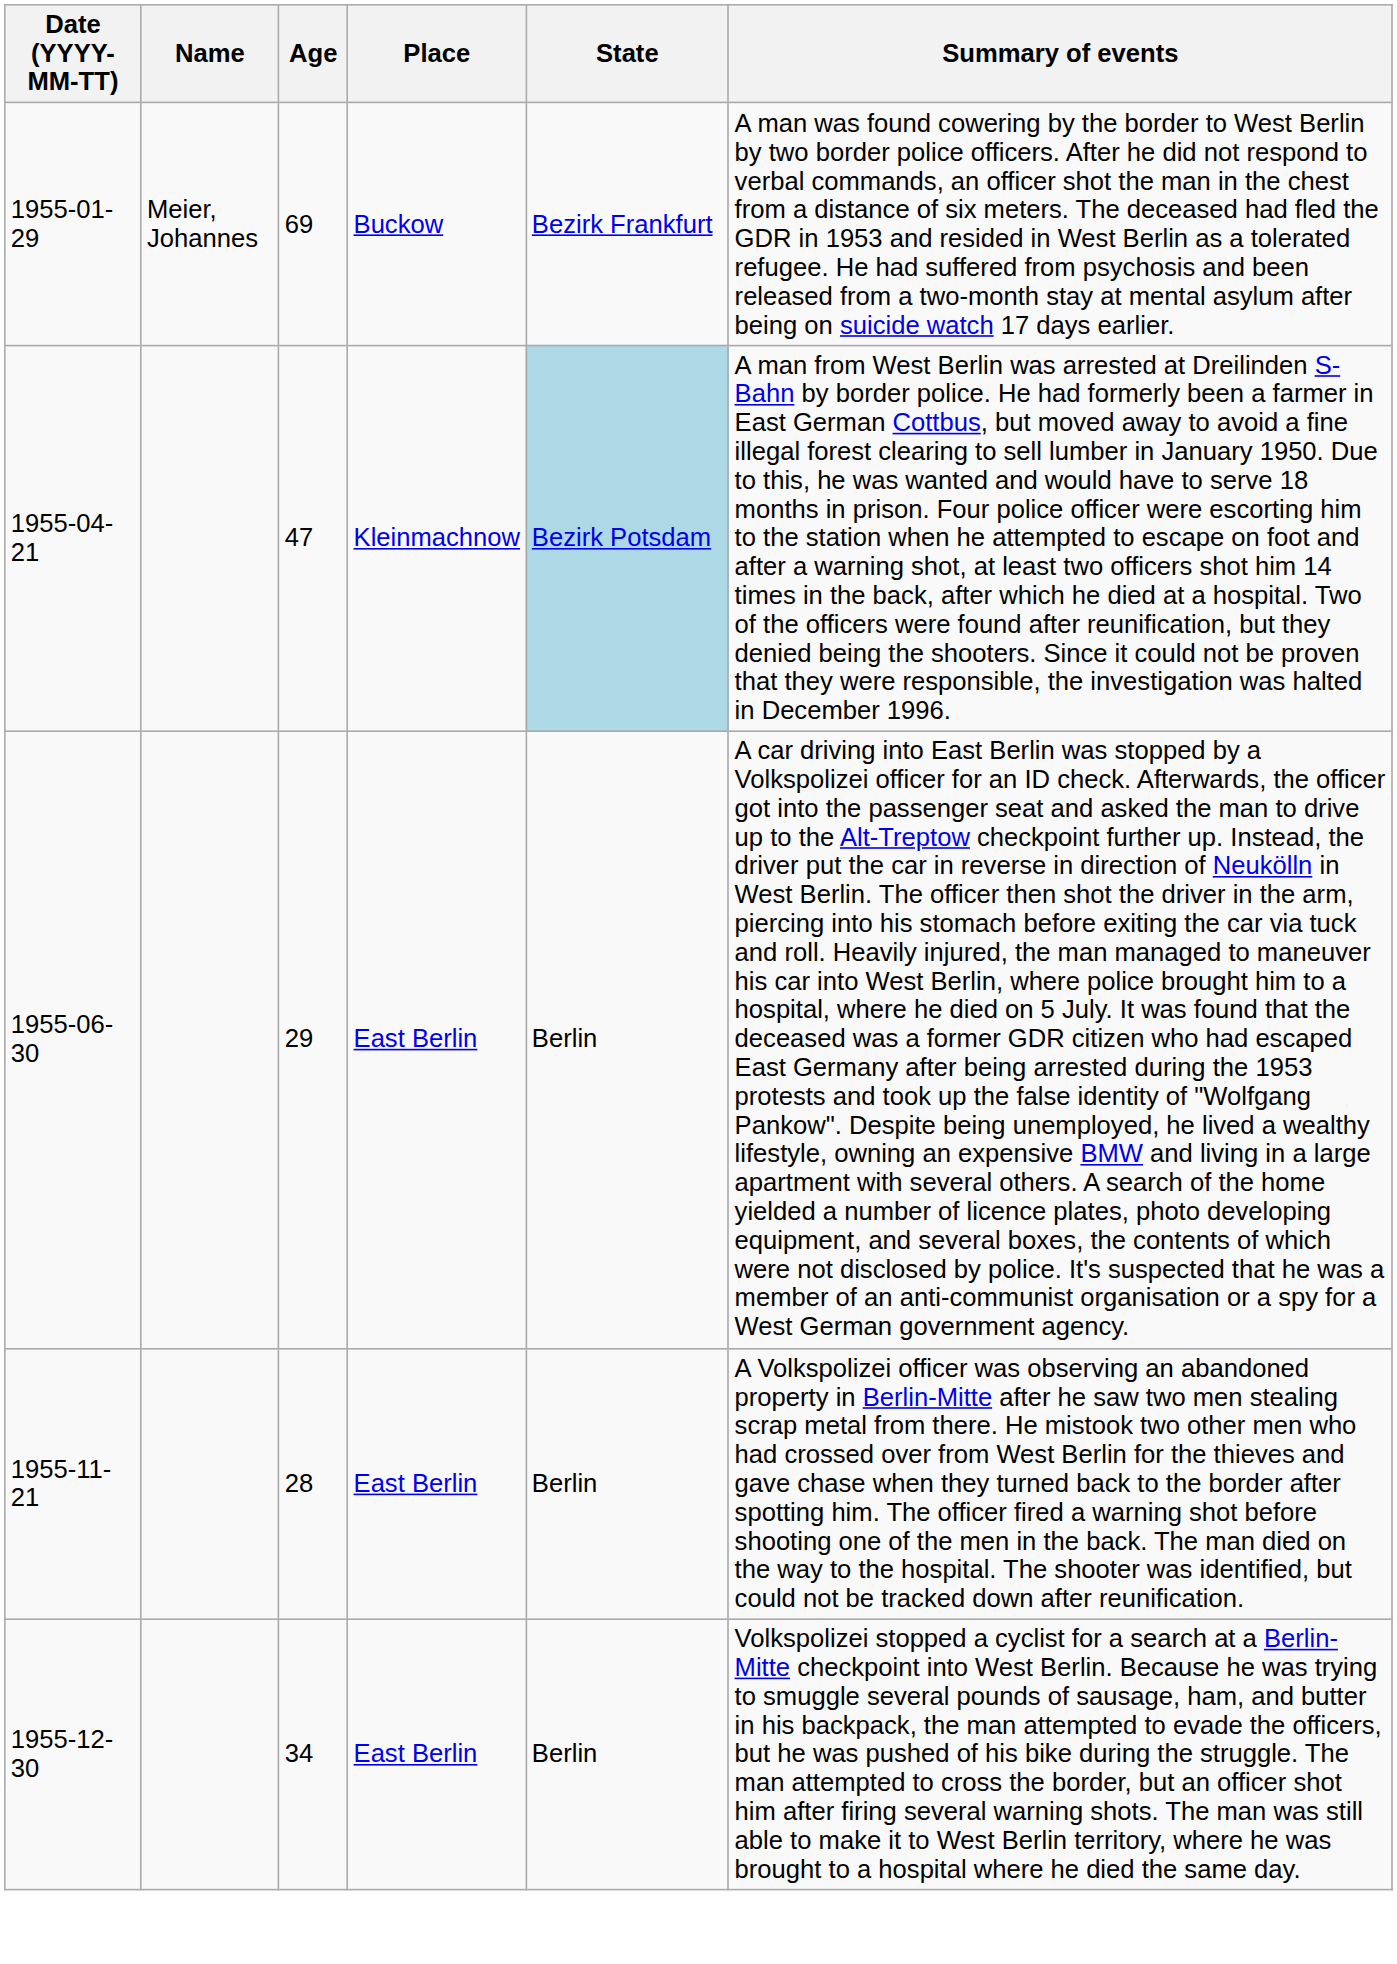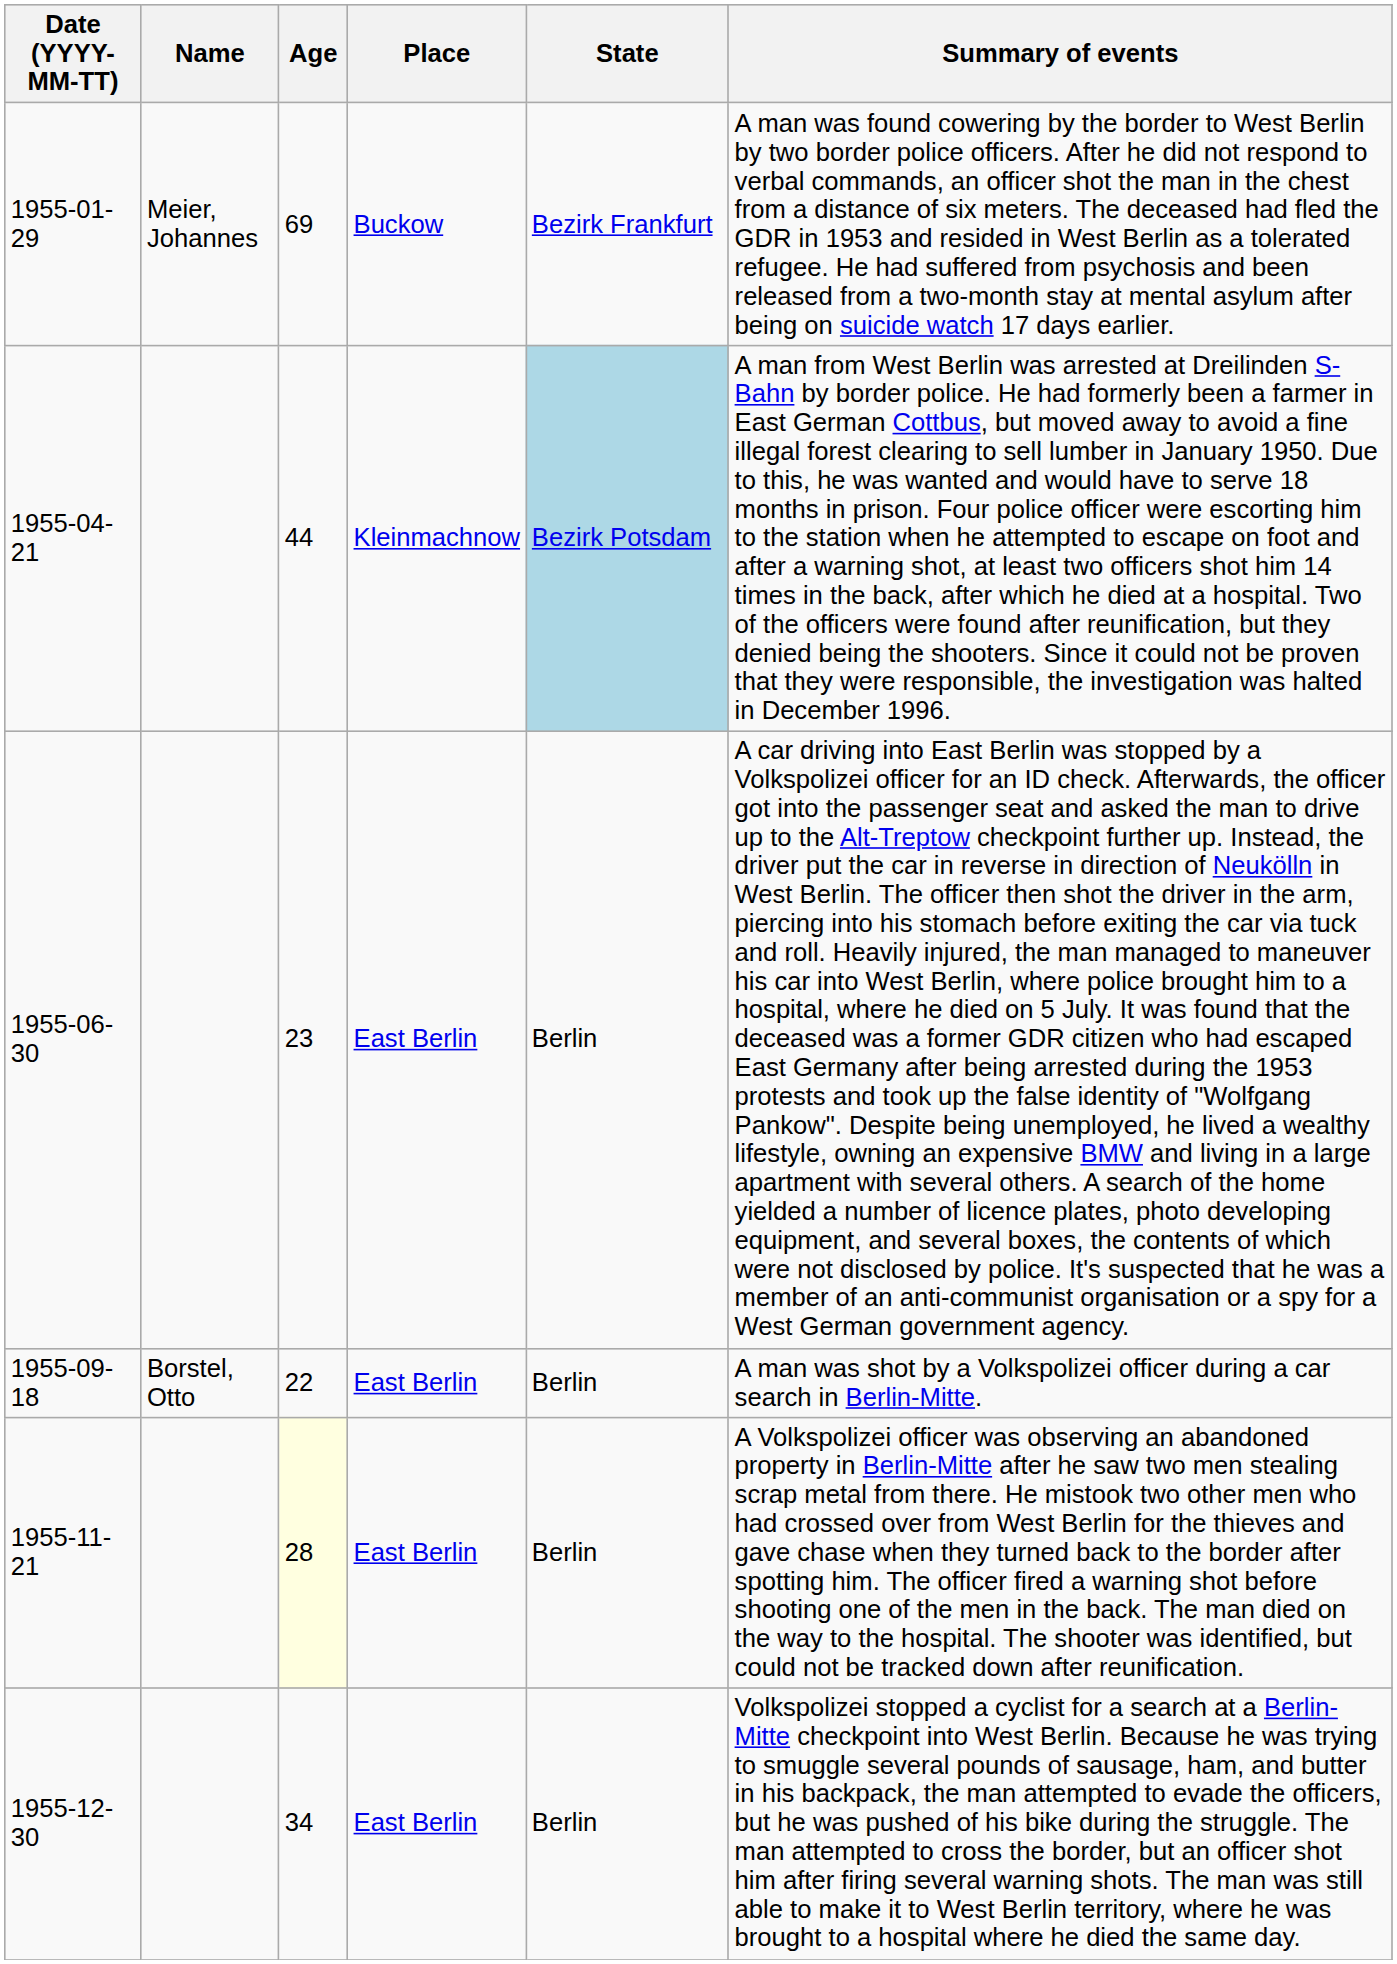(299, 538) 47 -> (299, 538) 44
(299, 1039) 29 -> (299, 1039) 23
+ row: (62, 1382)
(299, 1483) no background -> (299, 1552) lightyellow background
